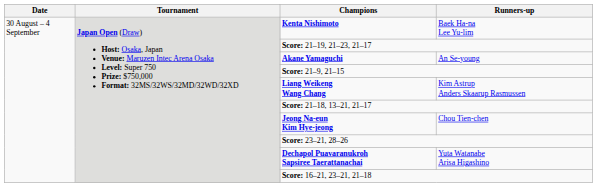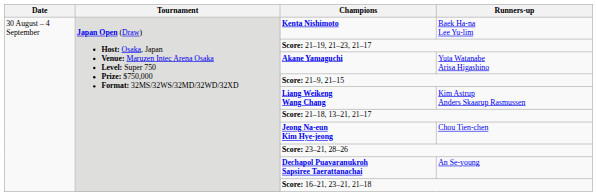(459, 58) An Se-young -> (464, 63) Yuta Watanabe Arisa Higashino
(464, 158) Yuta Watanabe Arisa Higashino -> (459, 163) An Se-young
